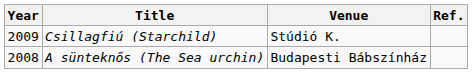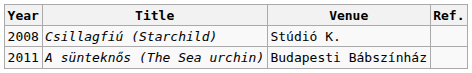(23, 36) 2009 -> (23, 36) 2008
(23, 57) 2008 -> (23, 57) 2011
